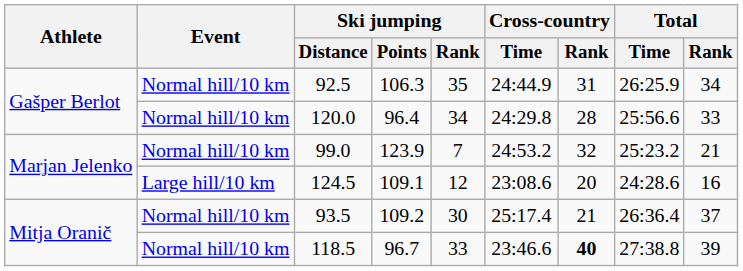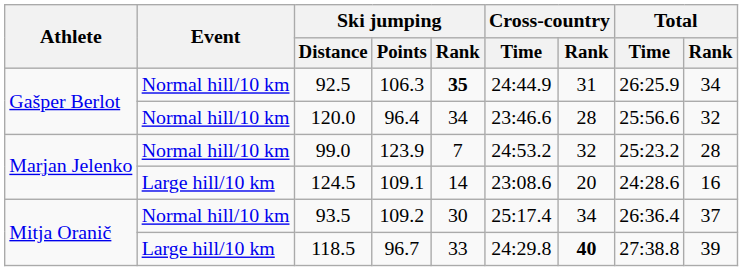(458, 85) normal -> (458, 85) bold
(521, 117) 24:29.8 -> (521, 117) 23:46.6
(711, 117) 33 -> (711, 117) 32
(711, 150) 21 -> (711, 150) 28
(458, 183) 12 -> (458, 183) 14
(586, 216) 21 -> (586, 216) 34
(216, 248) Normal hill/10 km -> (208, 248) Large hill/10 km
(521, 248) 23:46.6 -> (521, 248) 24:29.8
